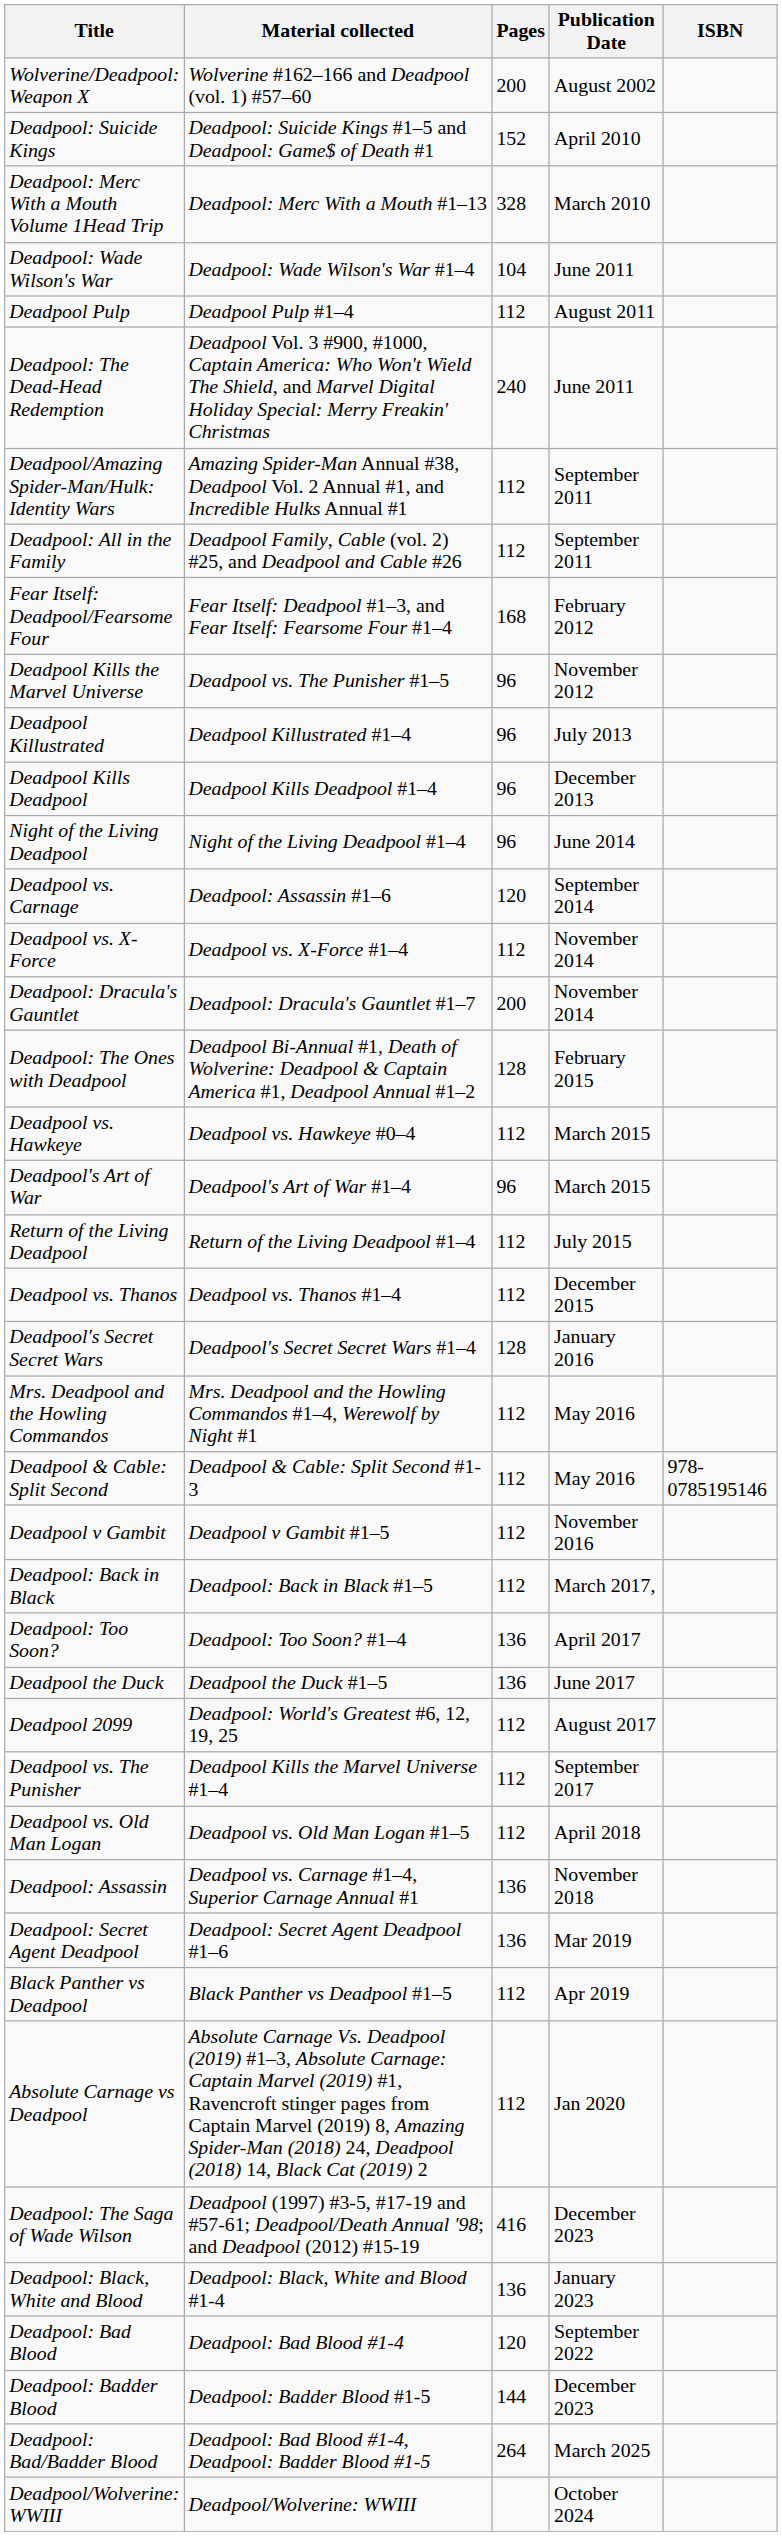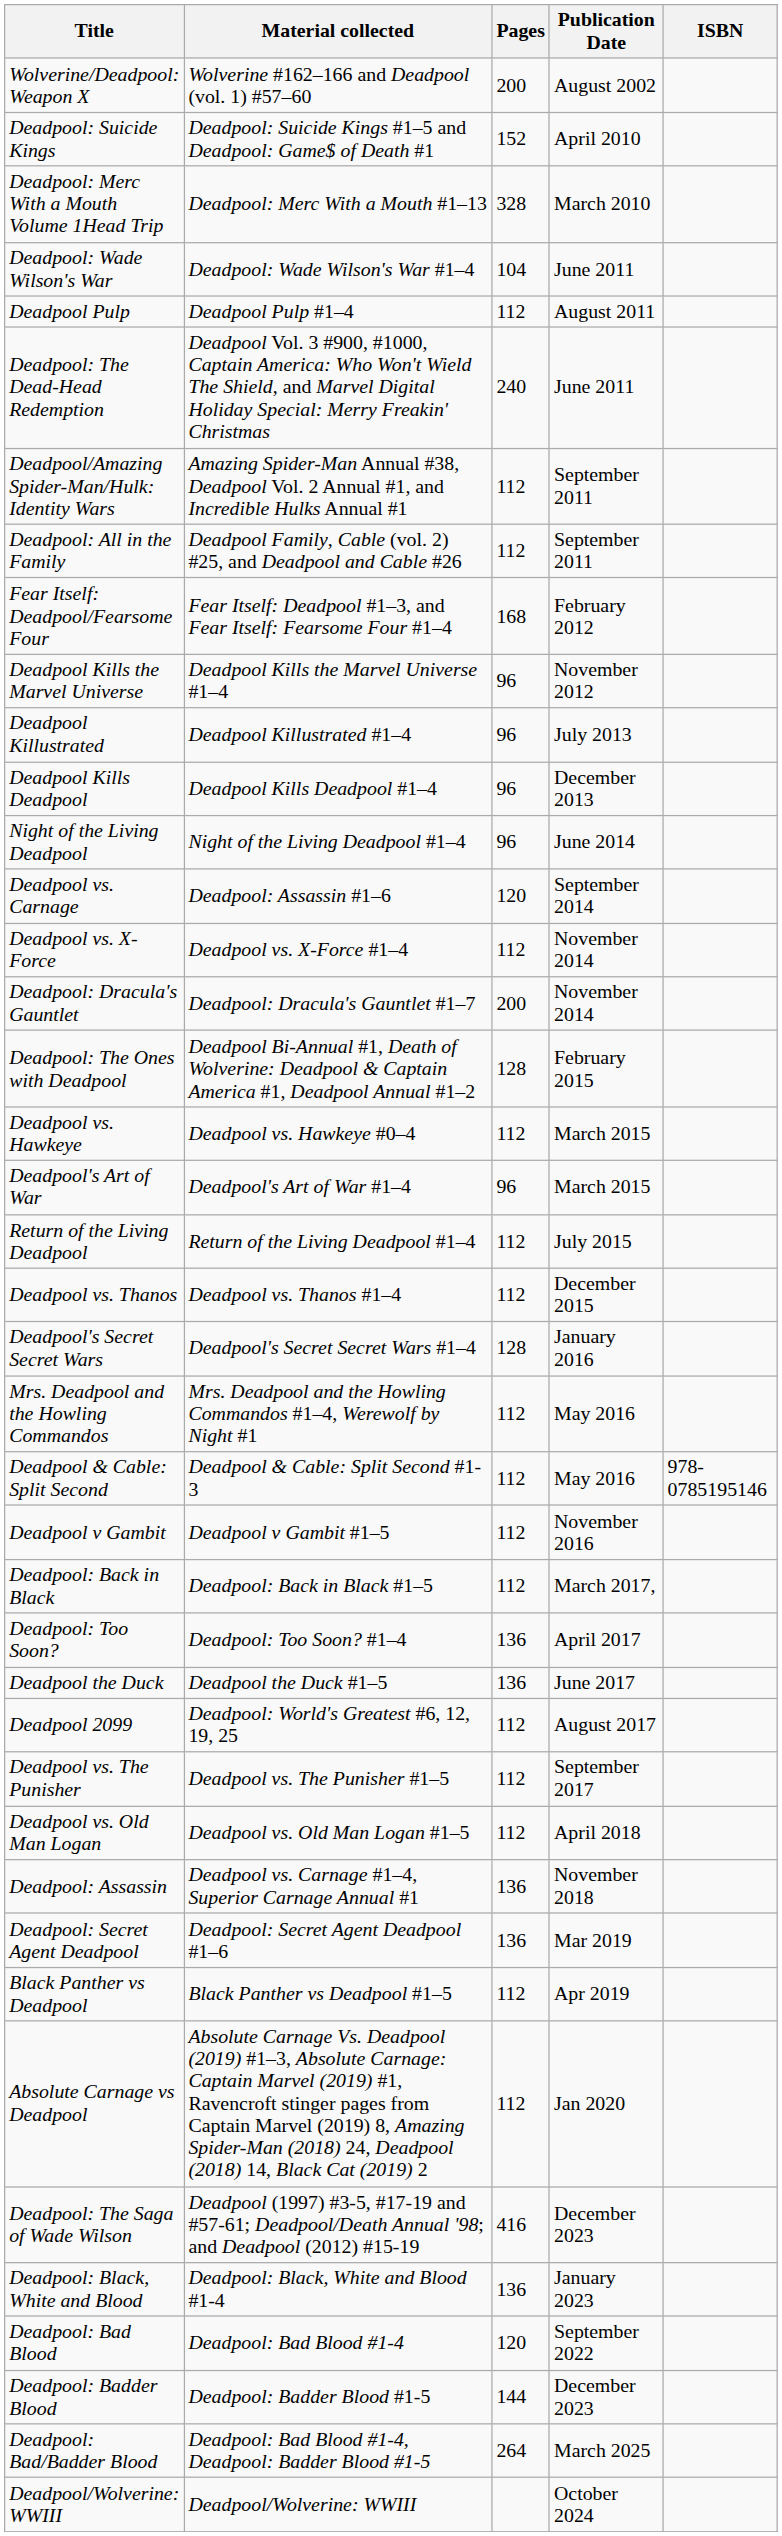(319, 680) Deadpool vs. The Punisher #1–5 -> (333, 680) Deadpool Kills the Marvel Universe #1–4
(333, 1778) Deadpool Kills the Marvel Universe #1–4 -> (319, 1778) Deadpool vs. The Punisher #1–5
